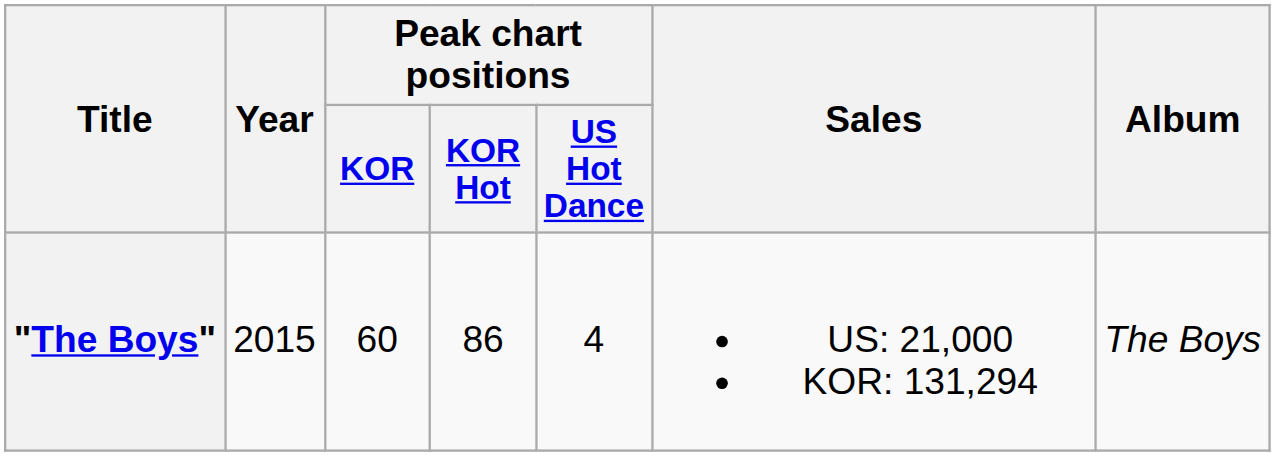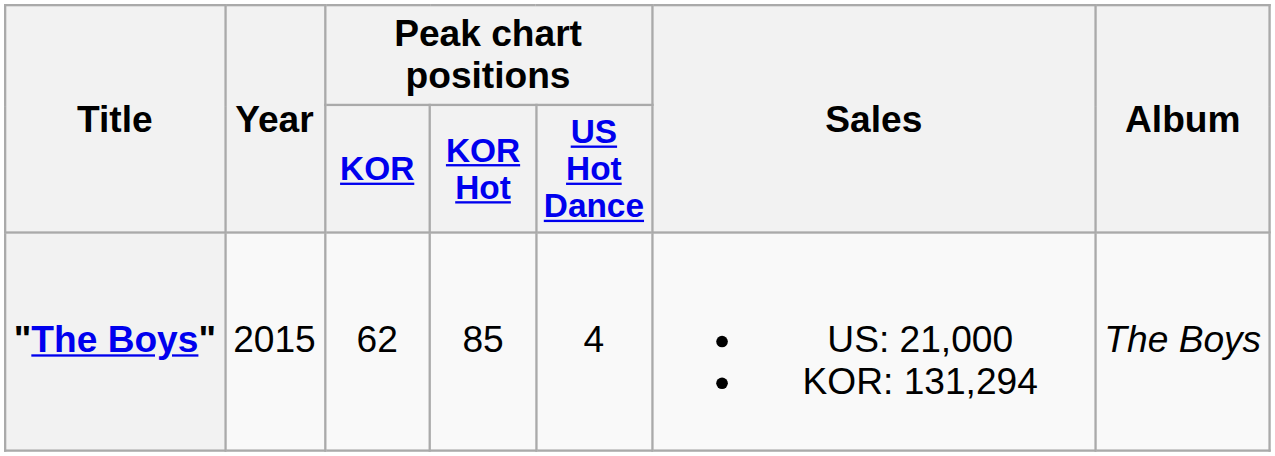(377, 340) 60 -> (377, 340) 62
(483, 340) 86 -> (483, 340) 85
